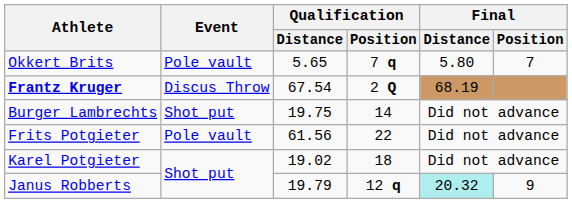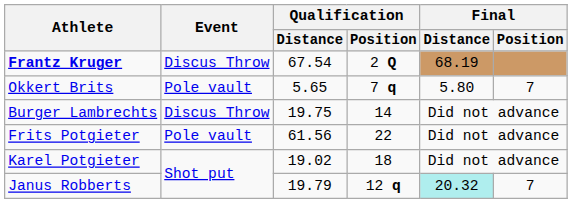rows swapped: (61, 63) <-> (65, 88)
(199, 112) Shot put -> (217, 112) Discus Throw
(530, 186) 9 -> (530, 186) 7
